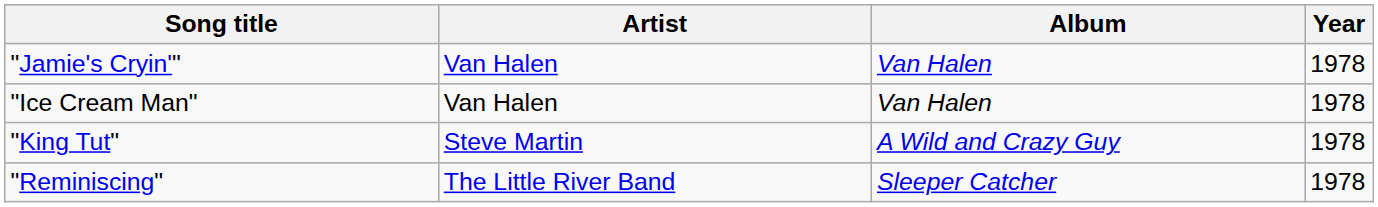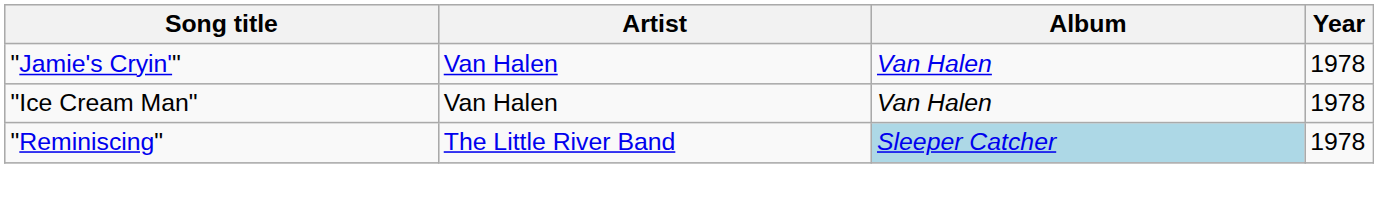- row: (65, 142)
(967, 181) no background -> (967, 142) lightblue background
